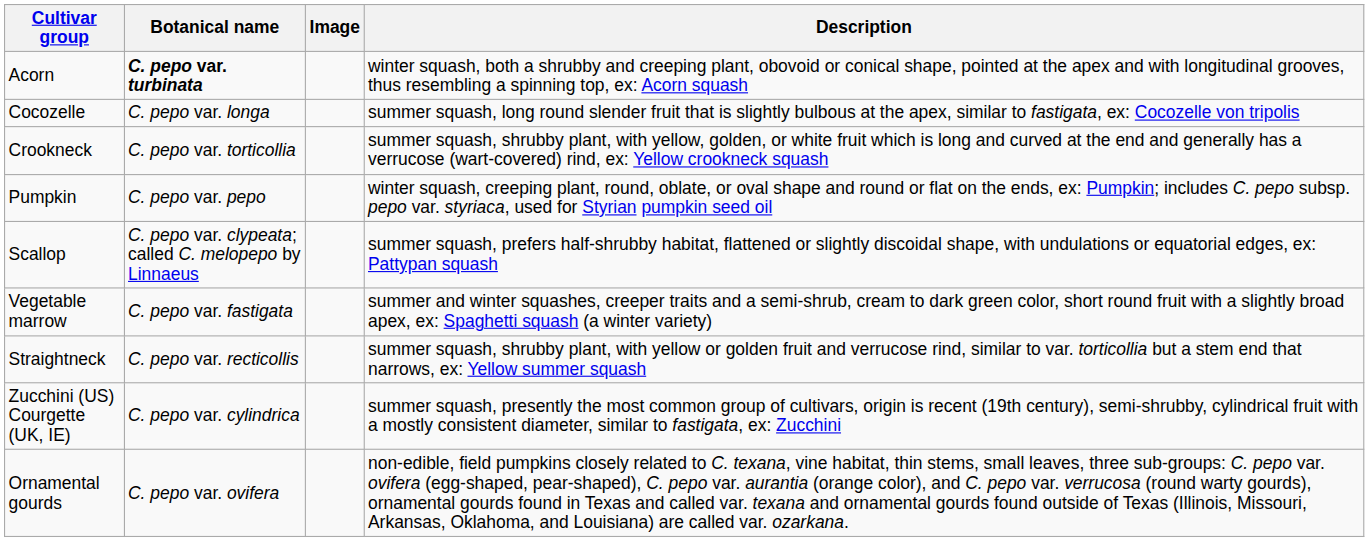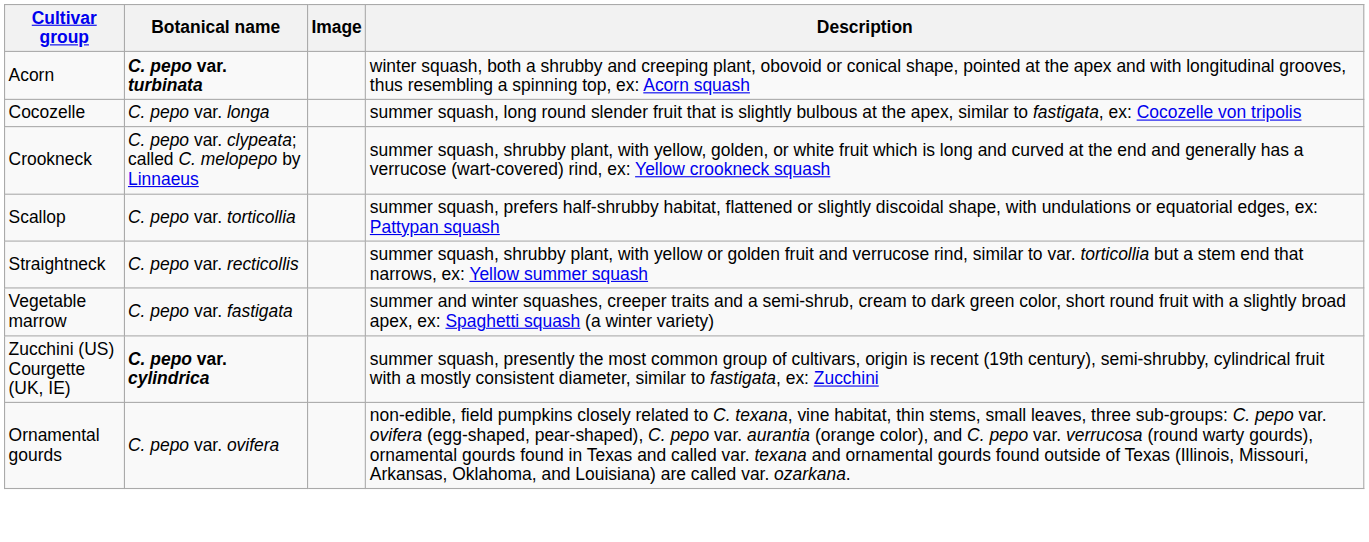(212, 150) C. pepo var. torticollia -> (214, 160) C. pepo var. clypeata; called C. melopepo by Linnaeus
- row: (42, 197)
(214, 254) C. pepo var. clypeata; called C. melopepo by Linnaeus -> (212, 217) C. pepo var. torticollia
rows swapped: (57, 359) <-> (47, 311)
(214, 416) normal -> (177, 368) bold
